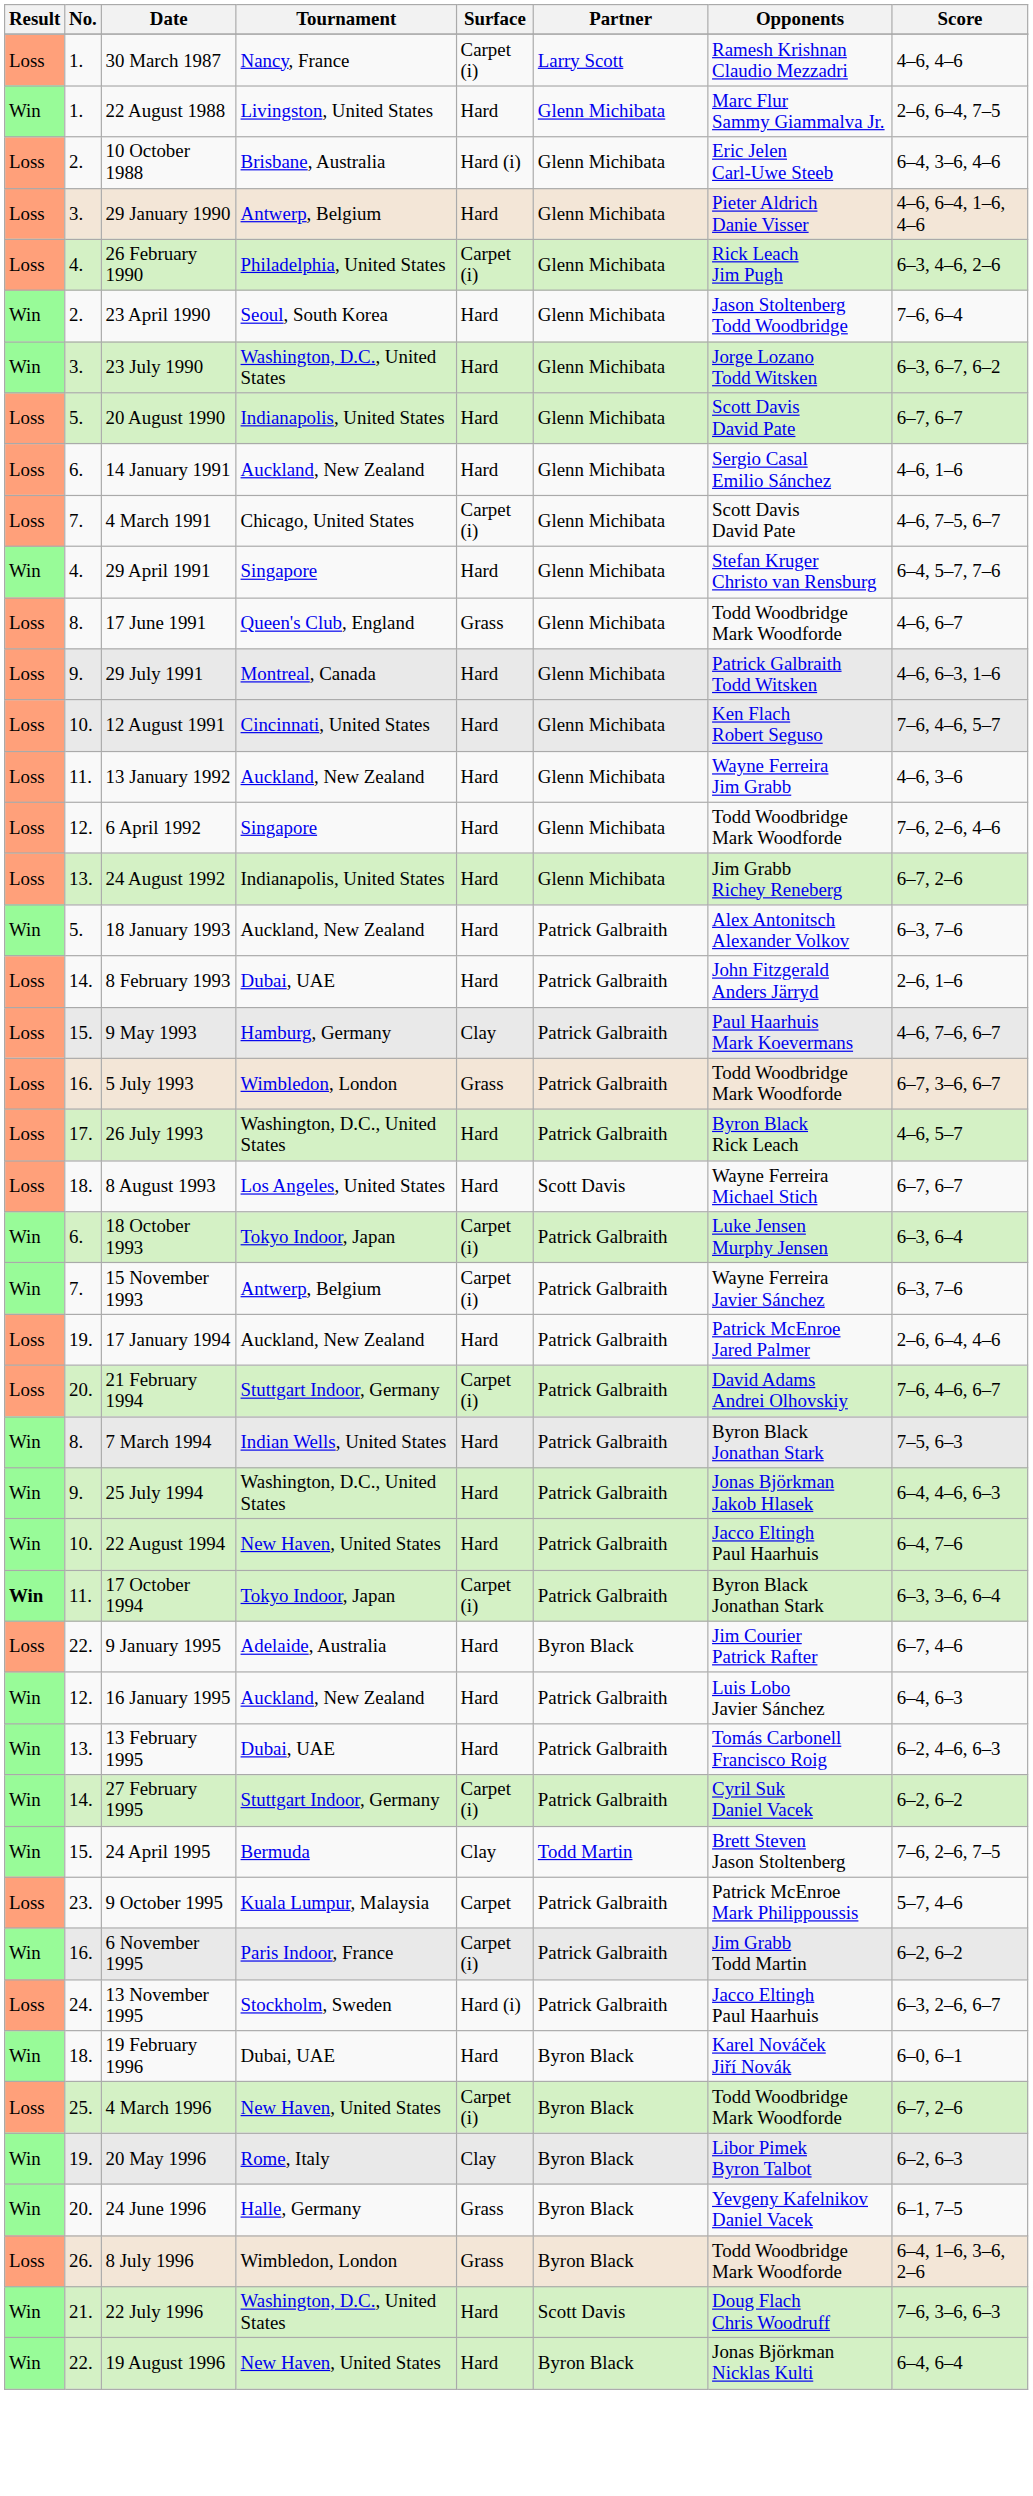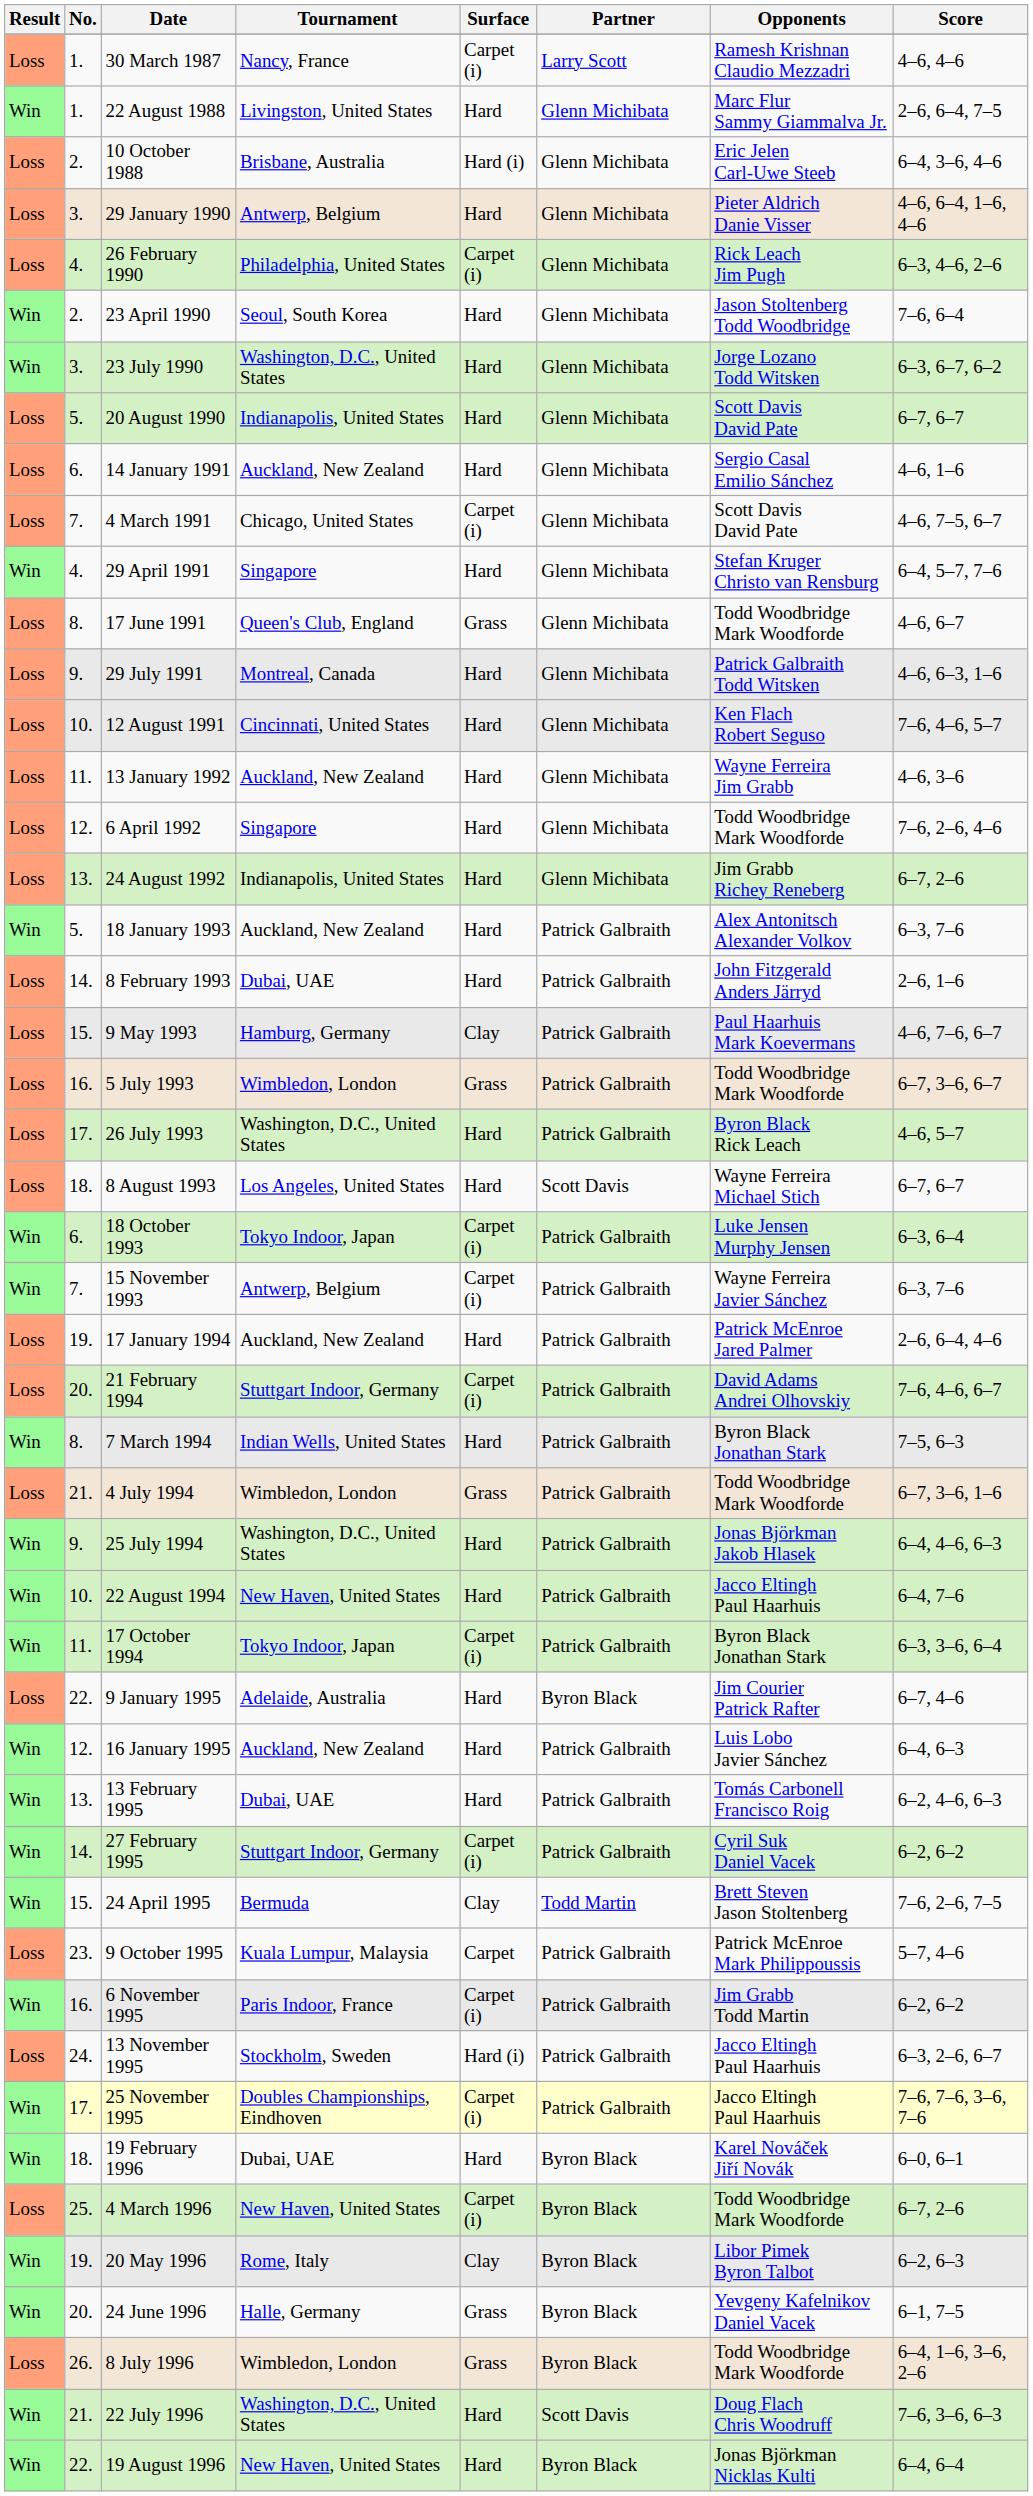+ row: (150, 1493)
(26, 1595) bold -> (25, 1646) normal
+ row: (157, 2107)
